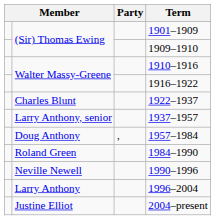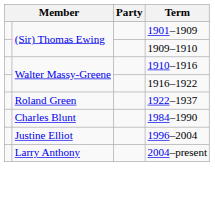(45, 100) Charles Blunt -> (46, 100) Roland Green
- row: (173, 118)
- row: (173, 135)
(46, 153) Roland Green -> (45, 118) Charles Blunt
- row: (173, 170)
(47, 188) Larry Anthony -> (44, 135) Justine Elliot
(44, 205) Justine Elliot -> (47, 153) Larry Anthony
